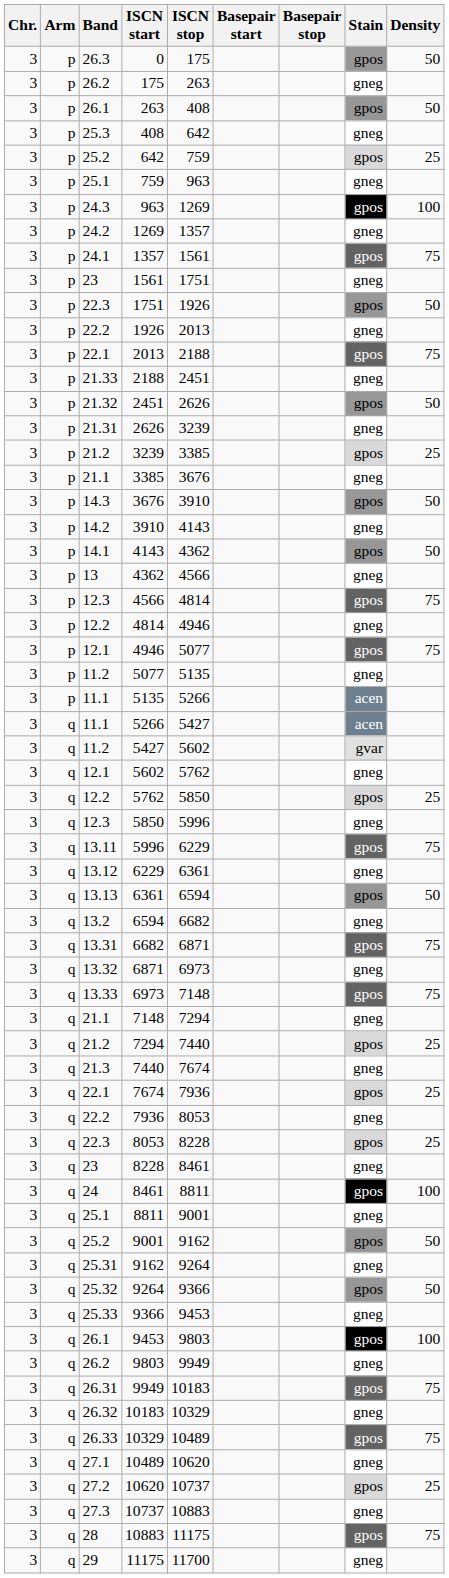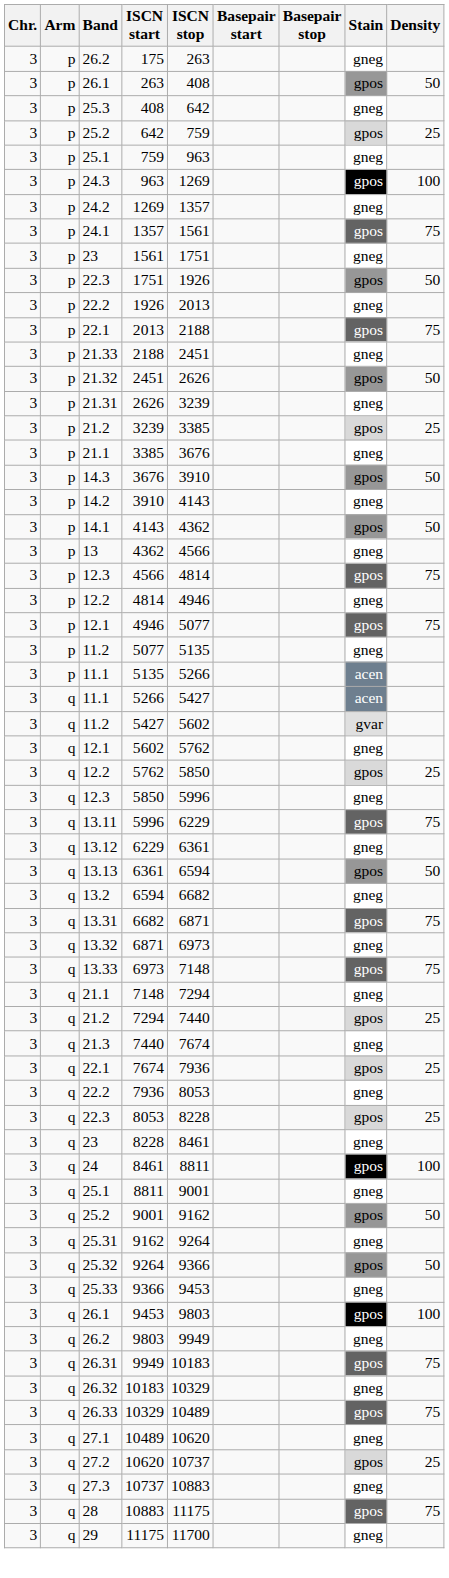- row: (160, 58)
